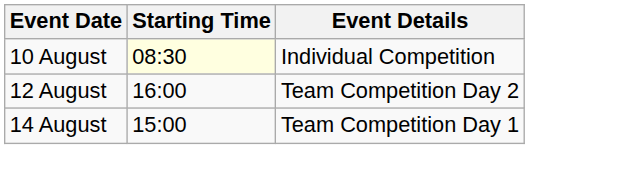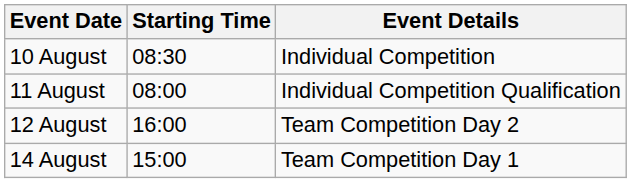(159, 56) lightyellow background -> (159, 56) no background
+ row: (57, 90)
